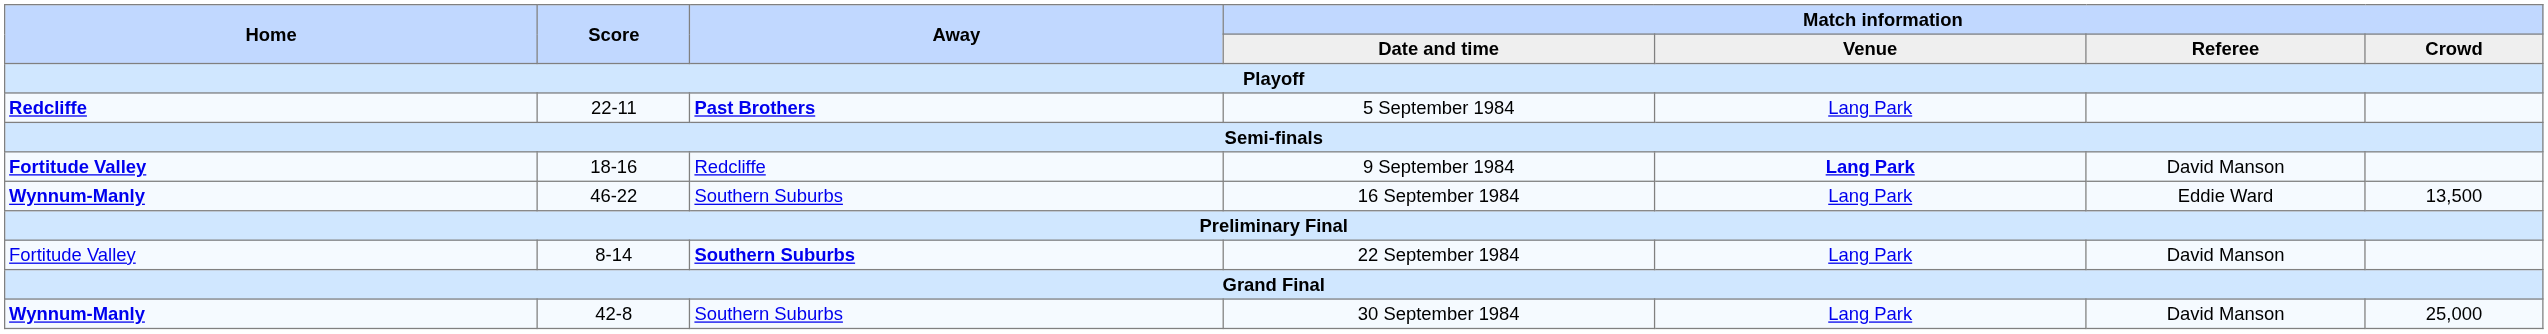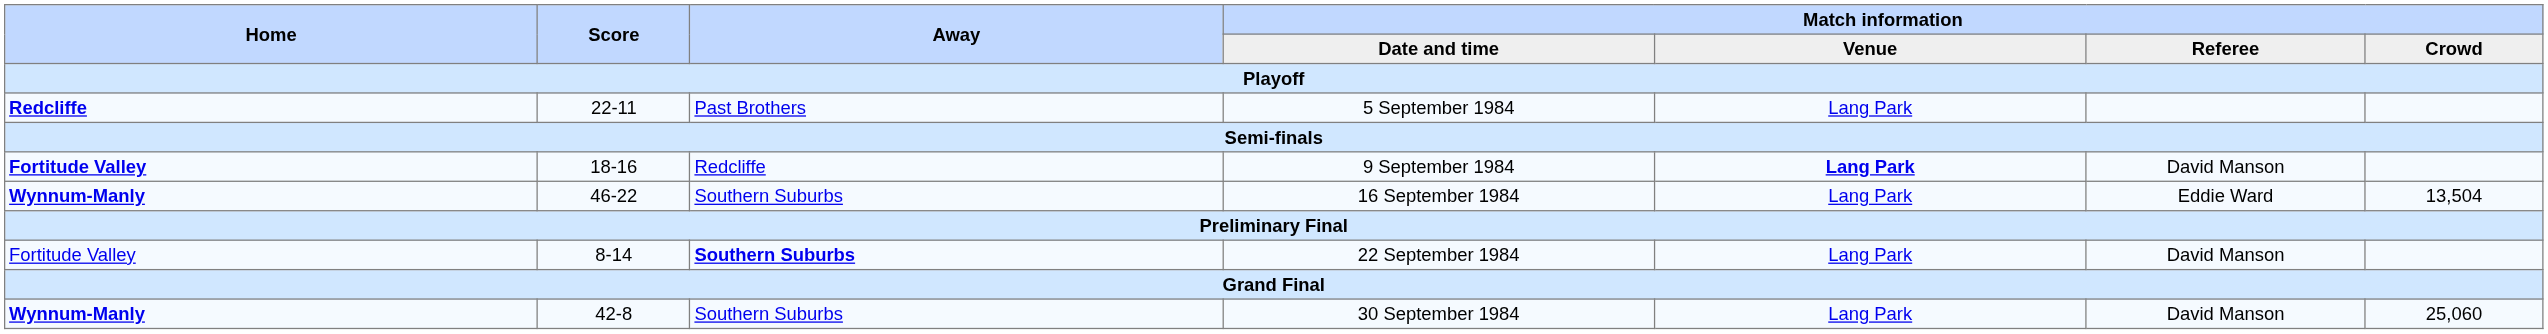(755, 108) bold -> (750, 108) normal
(2454, 196) 13,500 -> (2454, 196) 13,504
(2454, 314) 25,000 -> (2454, 314) 25,060
